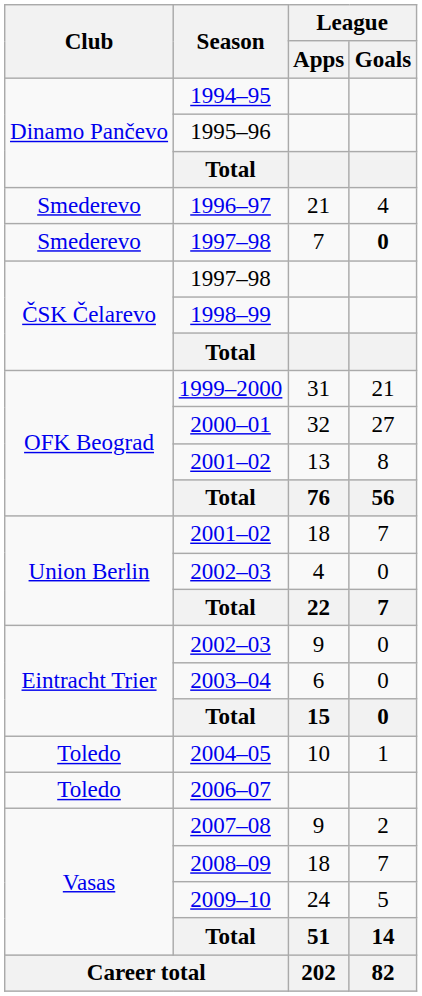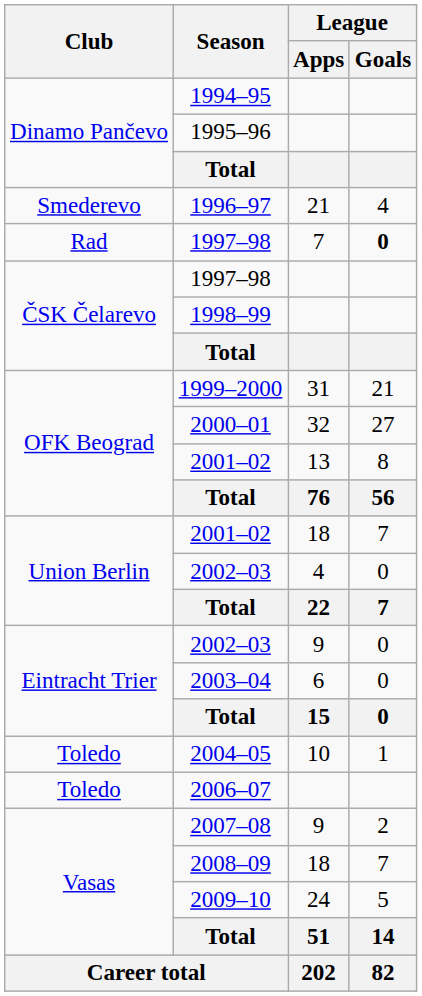(89, 242) Smederevo -> (89, 242) Rad
